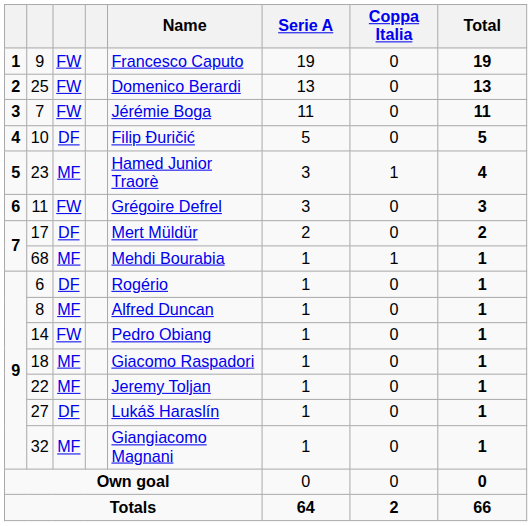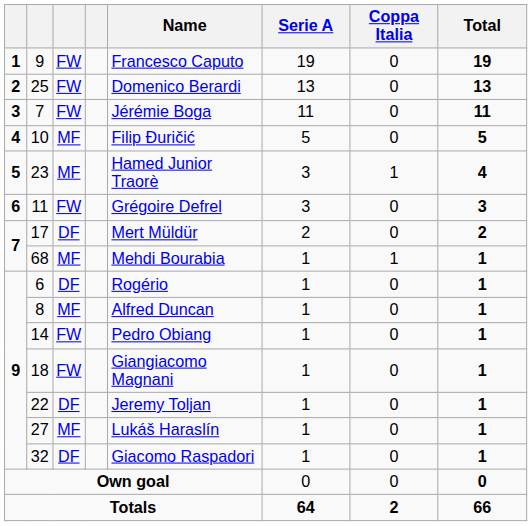(69, 138) DF -> (69, 138) MF
(69, 361) MF -> (69, 370) FW
(183, 361) Giacomo Raspadori -> (159, 370) Giangiacomo Magnani
(69, 386) MF -> (69, 405) DF
(69, 412) DF -> (69, 430) MF
(69, 447) MF -> (69, 456) DF
(159, 447) Giangiacomo Magnani -> (183, 456) Giacomo Raspadori
